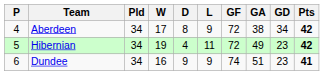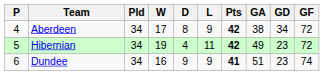columns swapped: (234, 12) <-> (307, 12)
